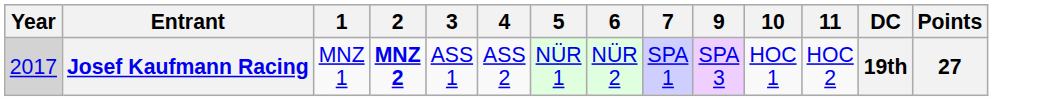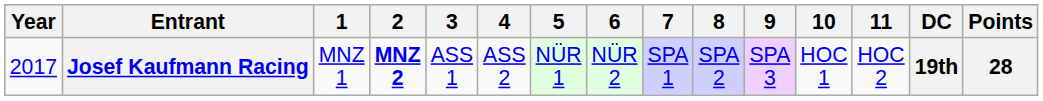+ column: (719, 21)
(33, 66) lightgrey background -> (33, 66) no background
(950, 66) 27 -> (1001, 66) 28
